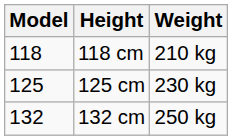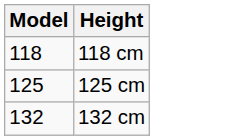- column: (188, 20)
